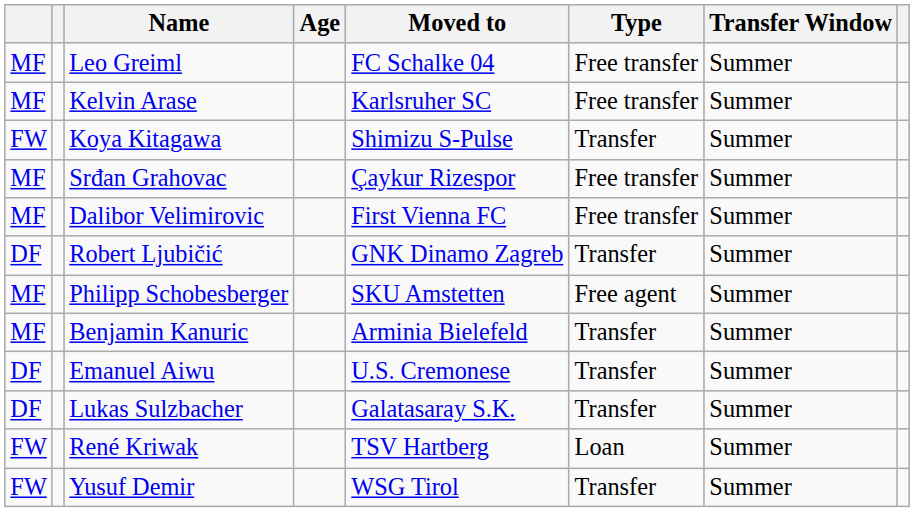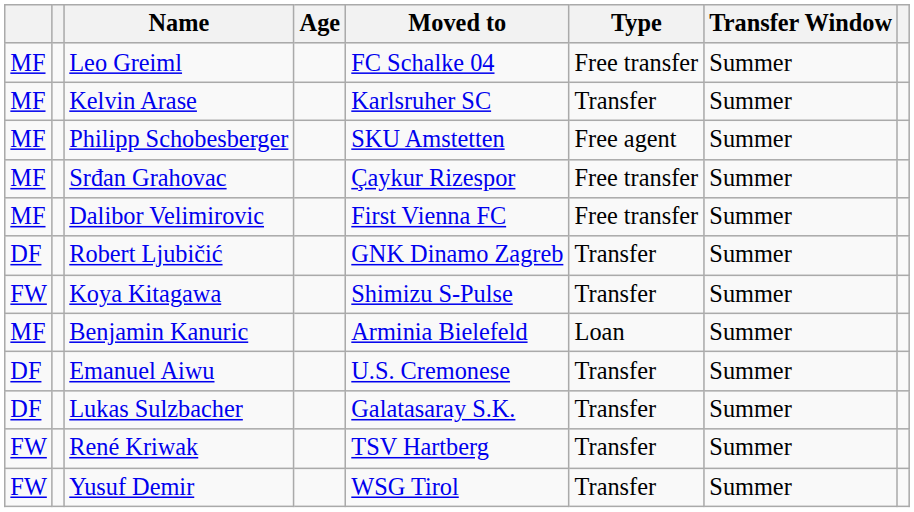(636, 100) Free transfer -> (615, 100) Transfer
rows swapped: (179, 293) <-> (145, 139)
(615, 332) Transfer -> (600, 332) Loan
(600, 448) Loan -> (615, 448) Transfer
